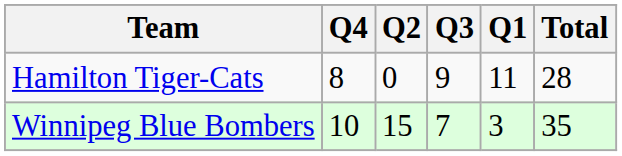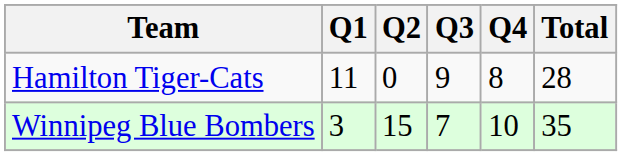columns swapped: (508, 28) <-> (348, 28)
